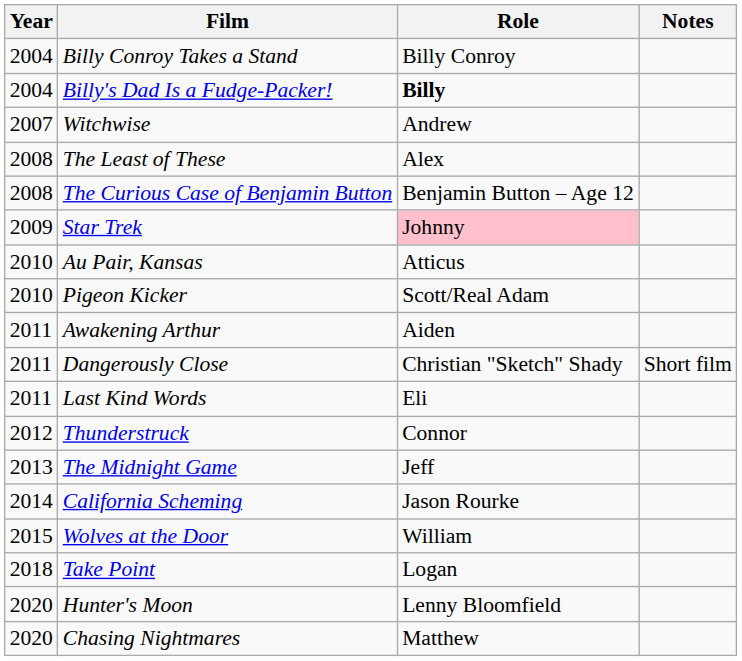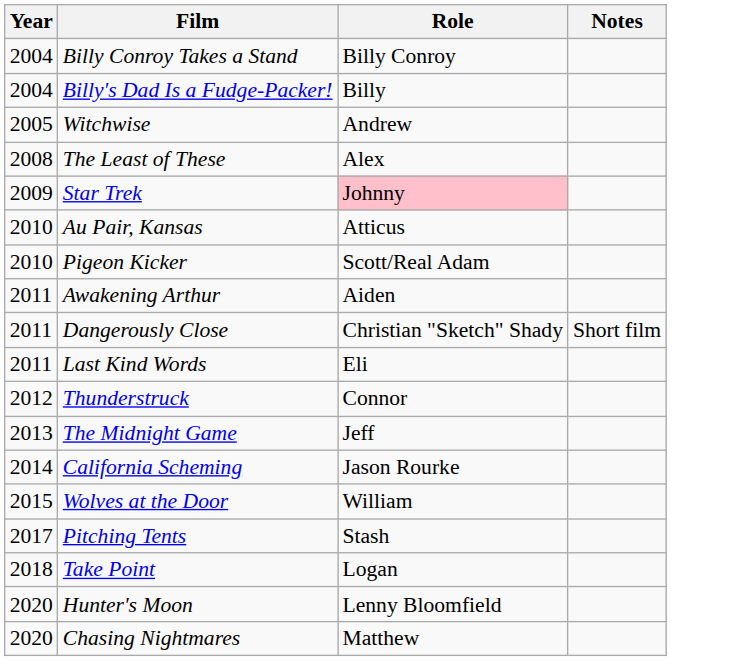(424, 90) bold -> (364, 90) normal
(31, 124) 2007 -> (31, 124) 2005
- row: (228, 192)
+ row: (125, 535)
